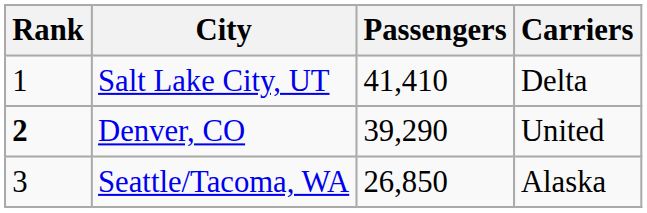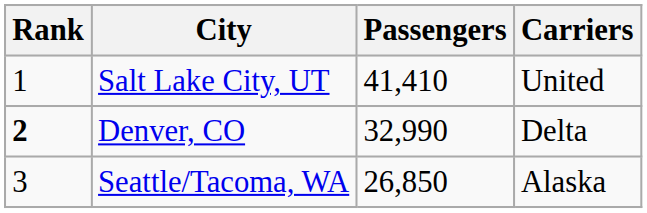(554, 80) Delta -> (563, 80) United
(406, 131) 39,290 -> (406, 131) 32,990
(563, 131) United -> (554, 131) Delta
